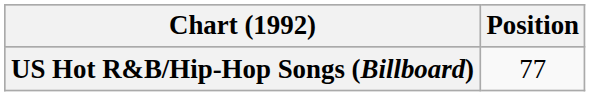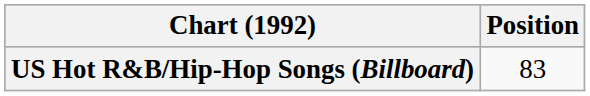(533, 68) 77 -> (533, 68) 83
